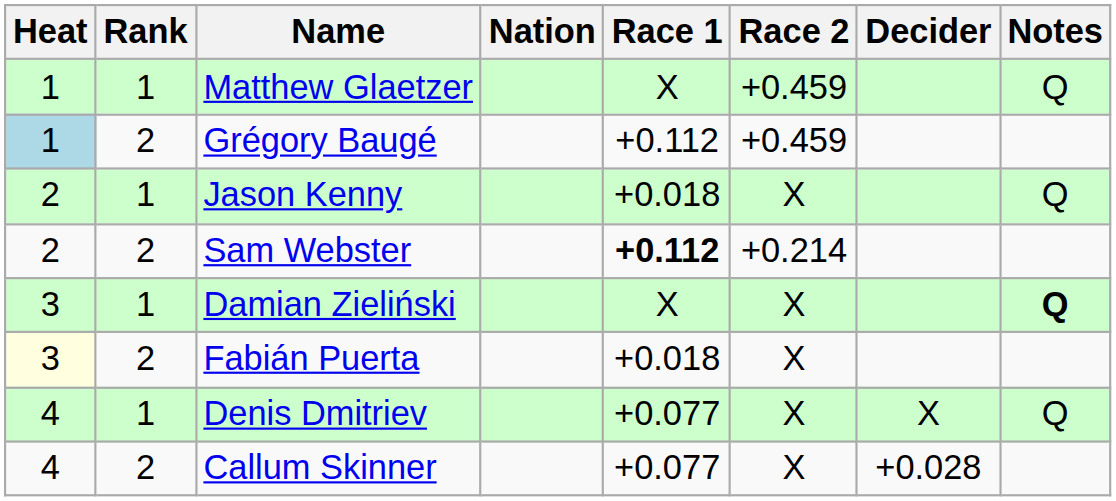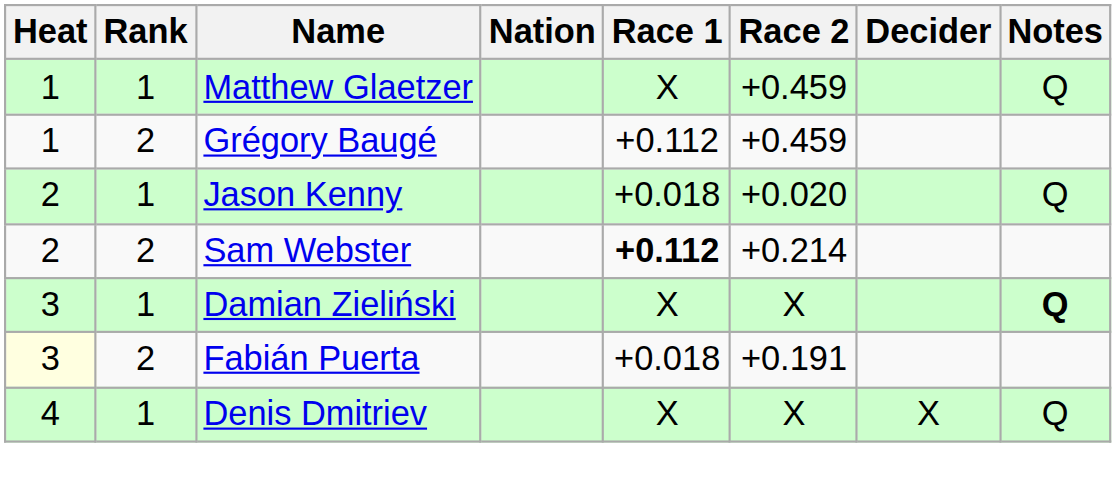(50, 140) lightblue background -> (50, 140) no background
(794, 195) X -> (794, 195) +0.020
(794, 359) X -> (794, 359) +0.191
(667, 413) +0.077 -> (667, 413) X
- row: (320, 468)
